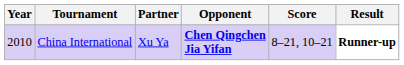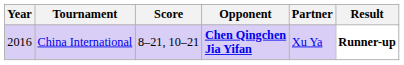columns swapped: (158, 14) <-> (302, 14)
(20, 42) 2010 -> (20, 42) 2016
